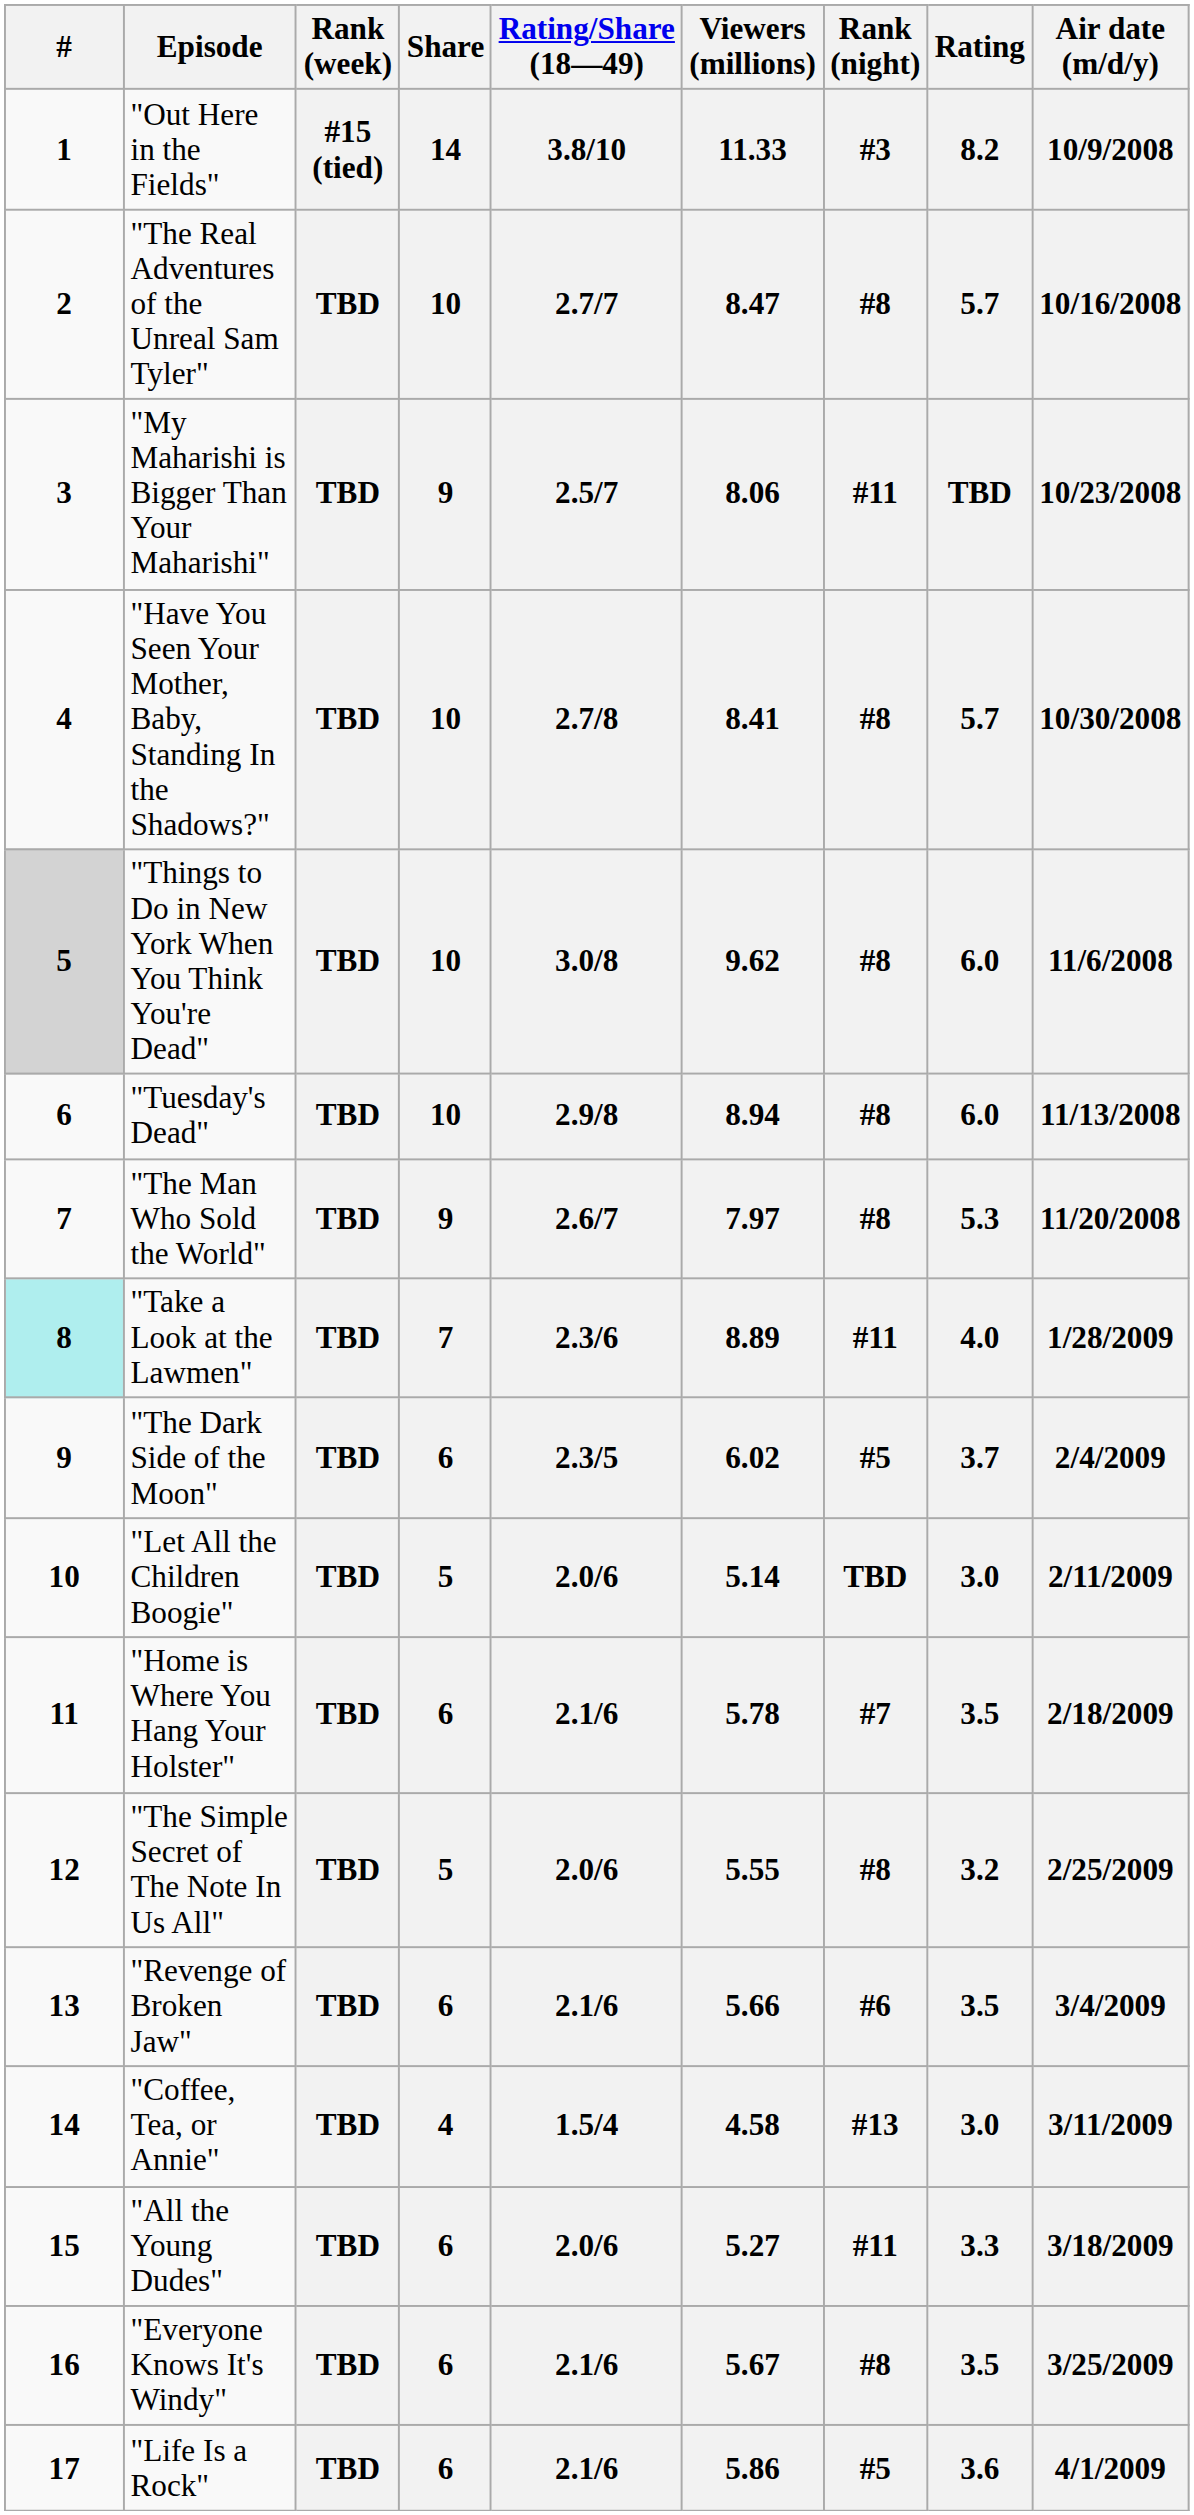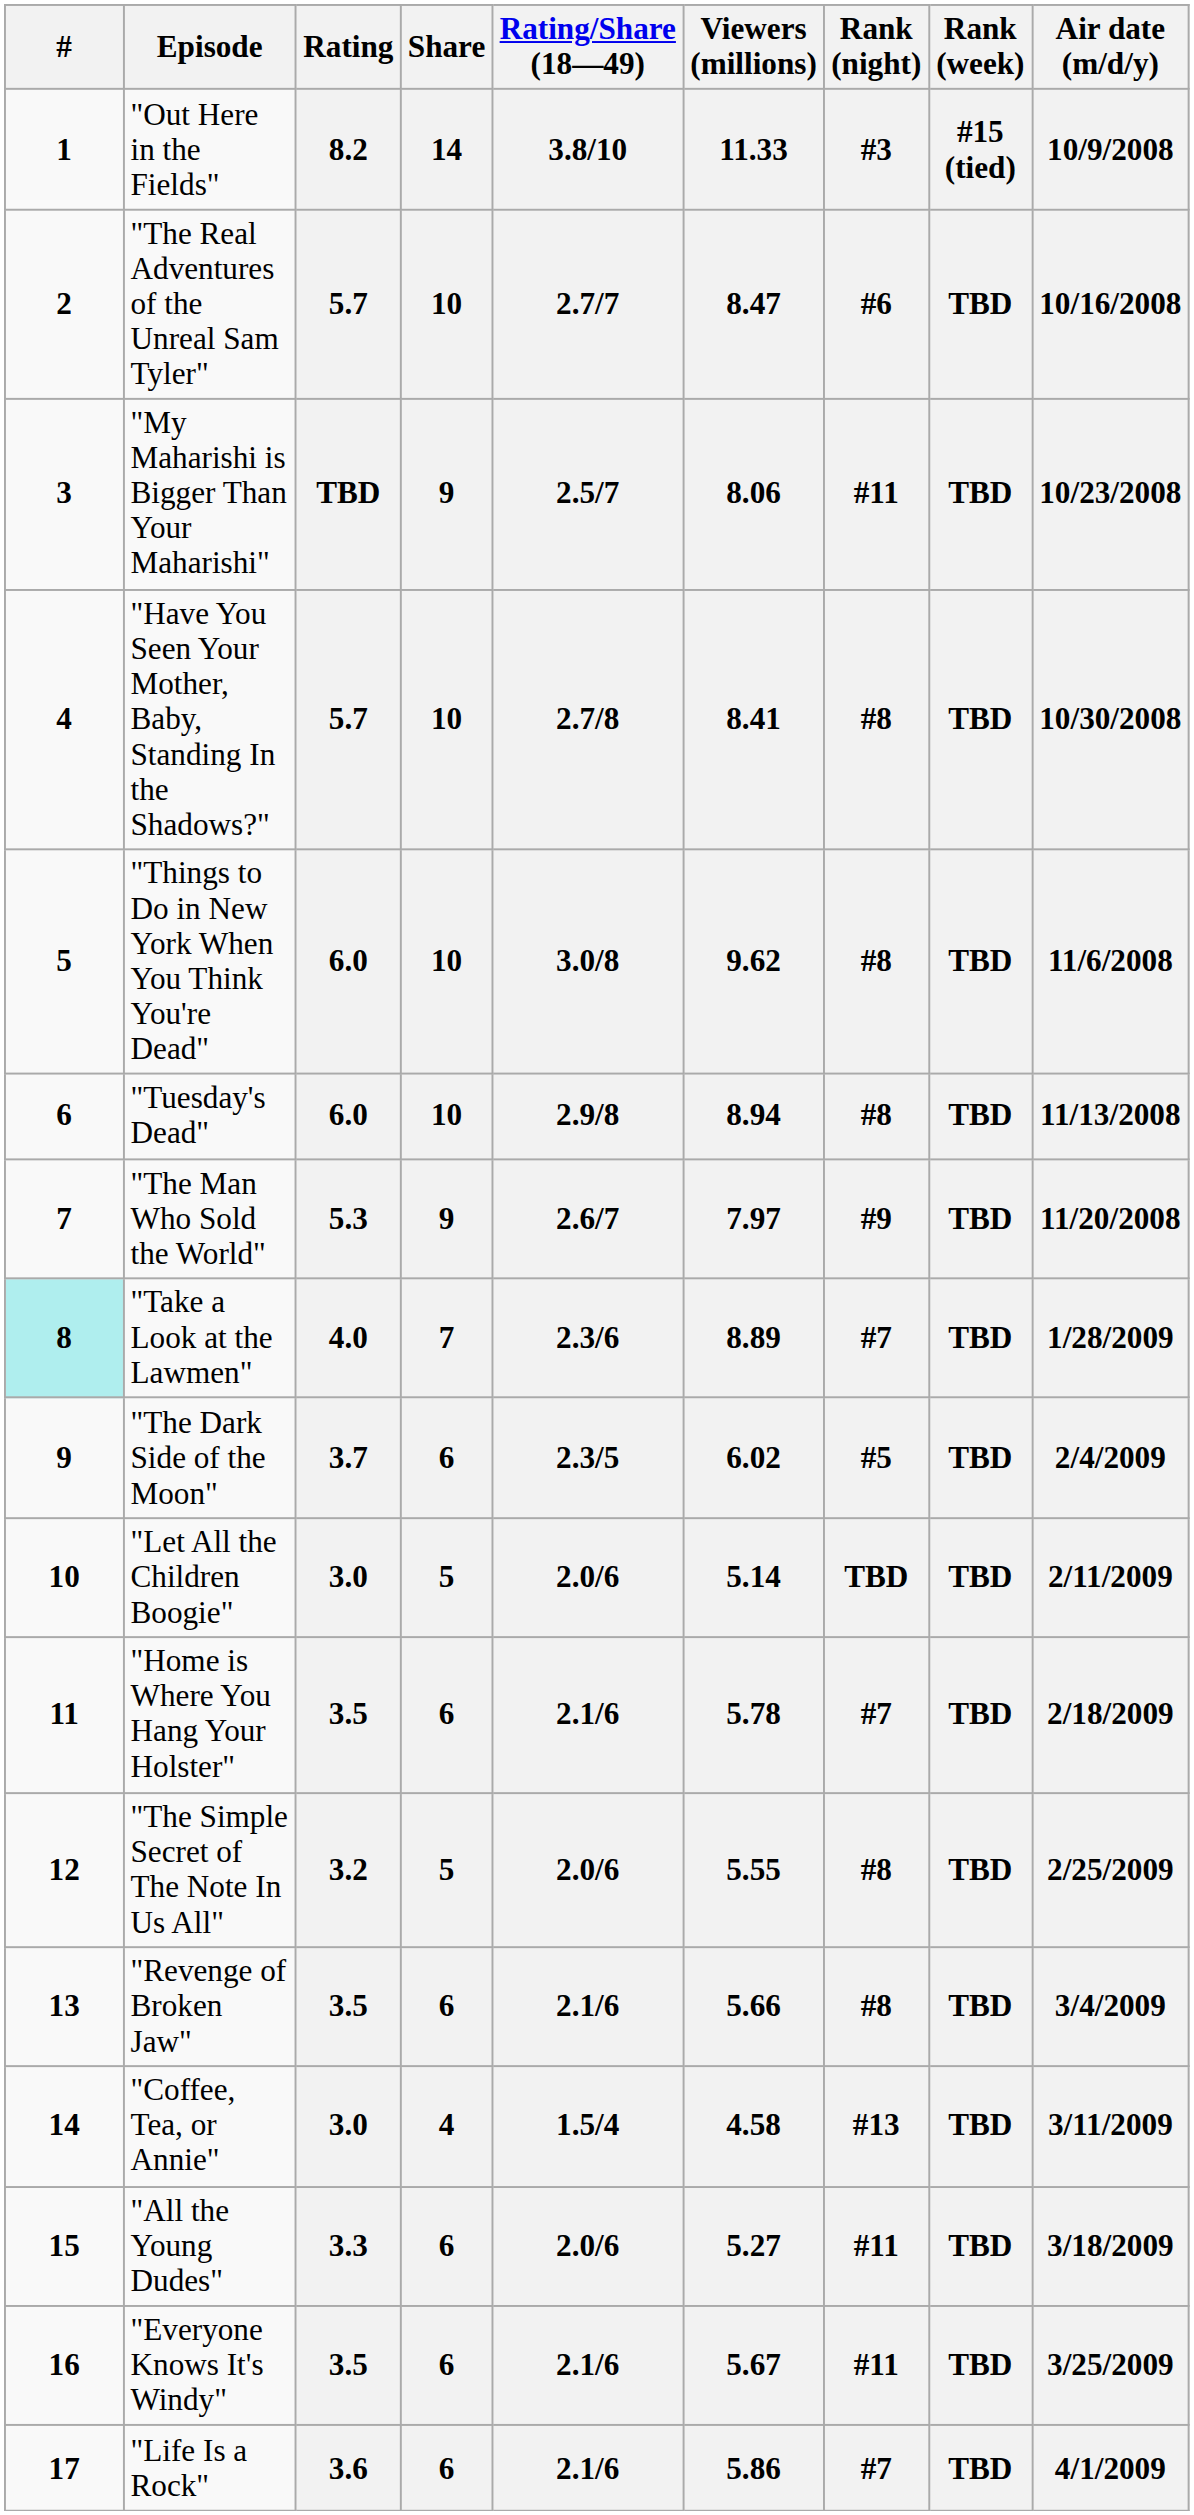columns swapped: (980, 46) <-> (348, 46)
(875, 303) #8 -> (876, 303) #6
(64, 961) lightgrey background -> (64, 961) no background
(875, 1218) #8 -> (876, 1218) #9
(875, 1337) #11 -> (876, 1337) #7
(875, 2006) #6 -> (876, 2006) #8
(875, 2365) #8 -> (876, 2365) #11
(875, 2467) #5 -> (876, 2467) #7
